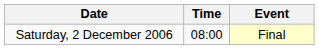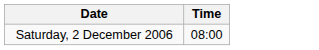- column: (272, 14)
